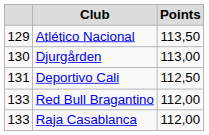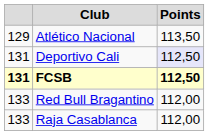- row: (69, 57)
(180, 78) no background -> (180, 57) lavender background
+ row: (54, 78)
